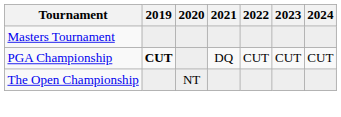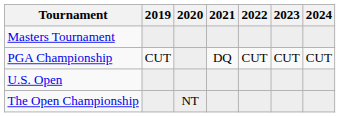(159, 58) bold -> (158, 58) normal
+ row: (35, 80)
